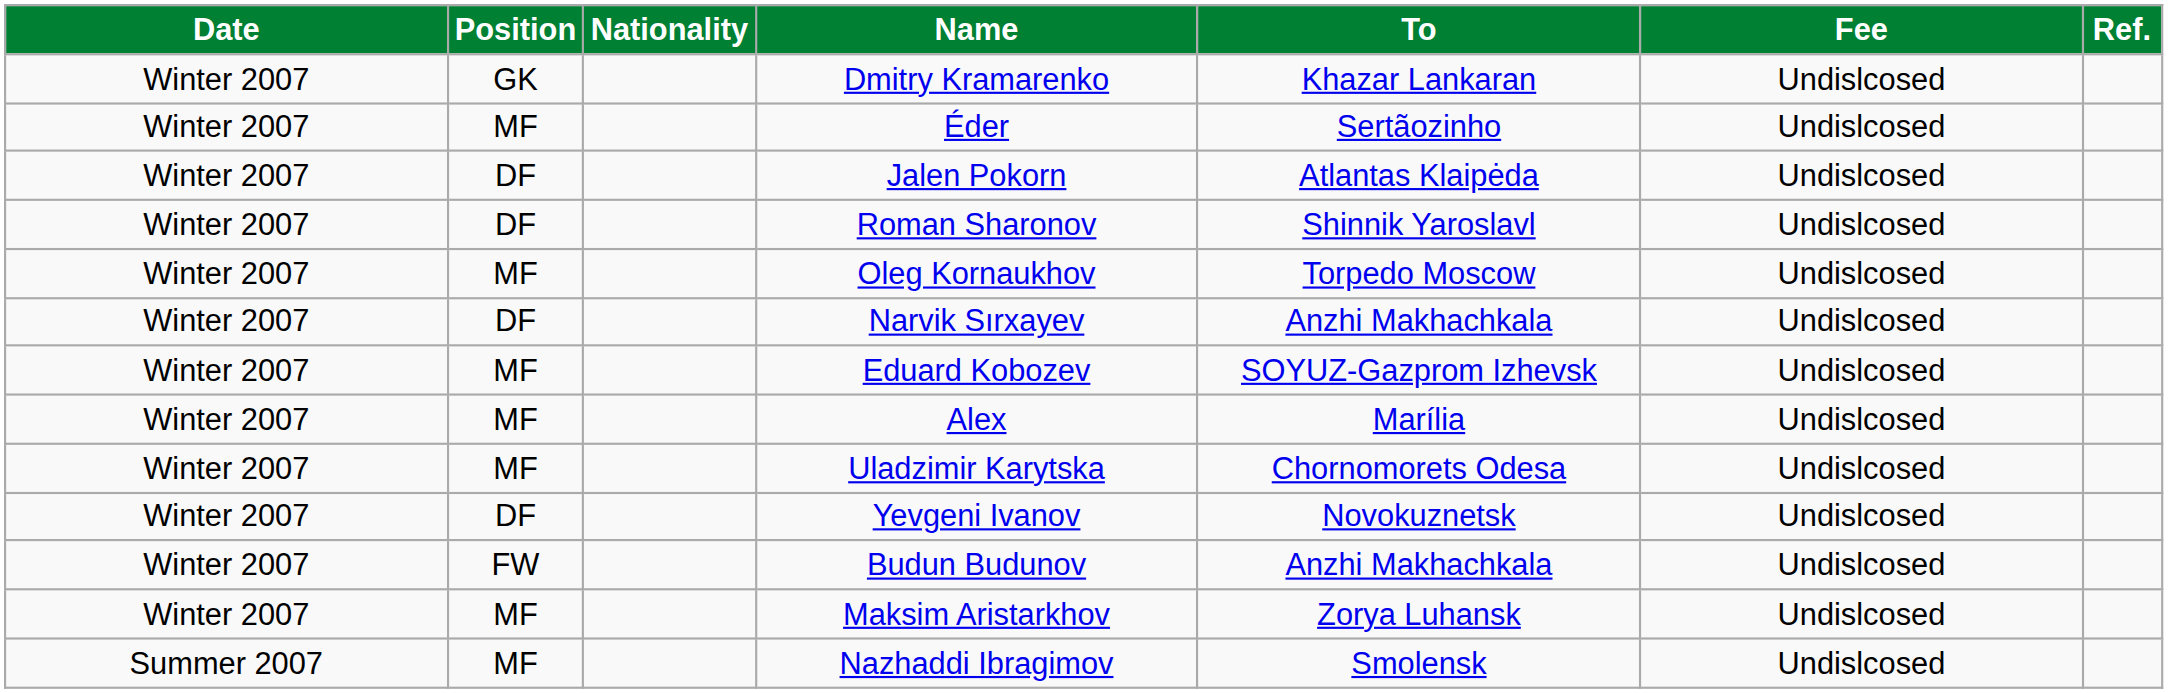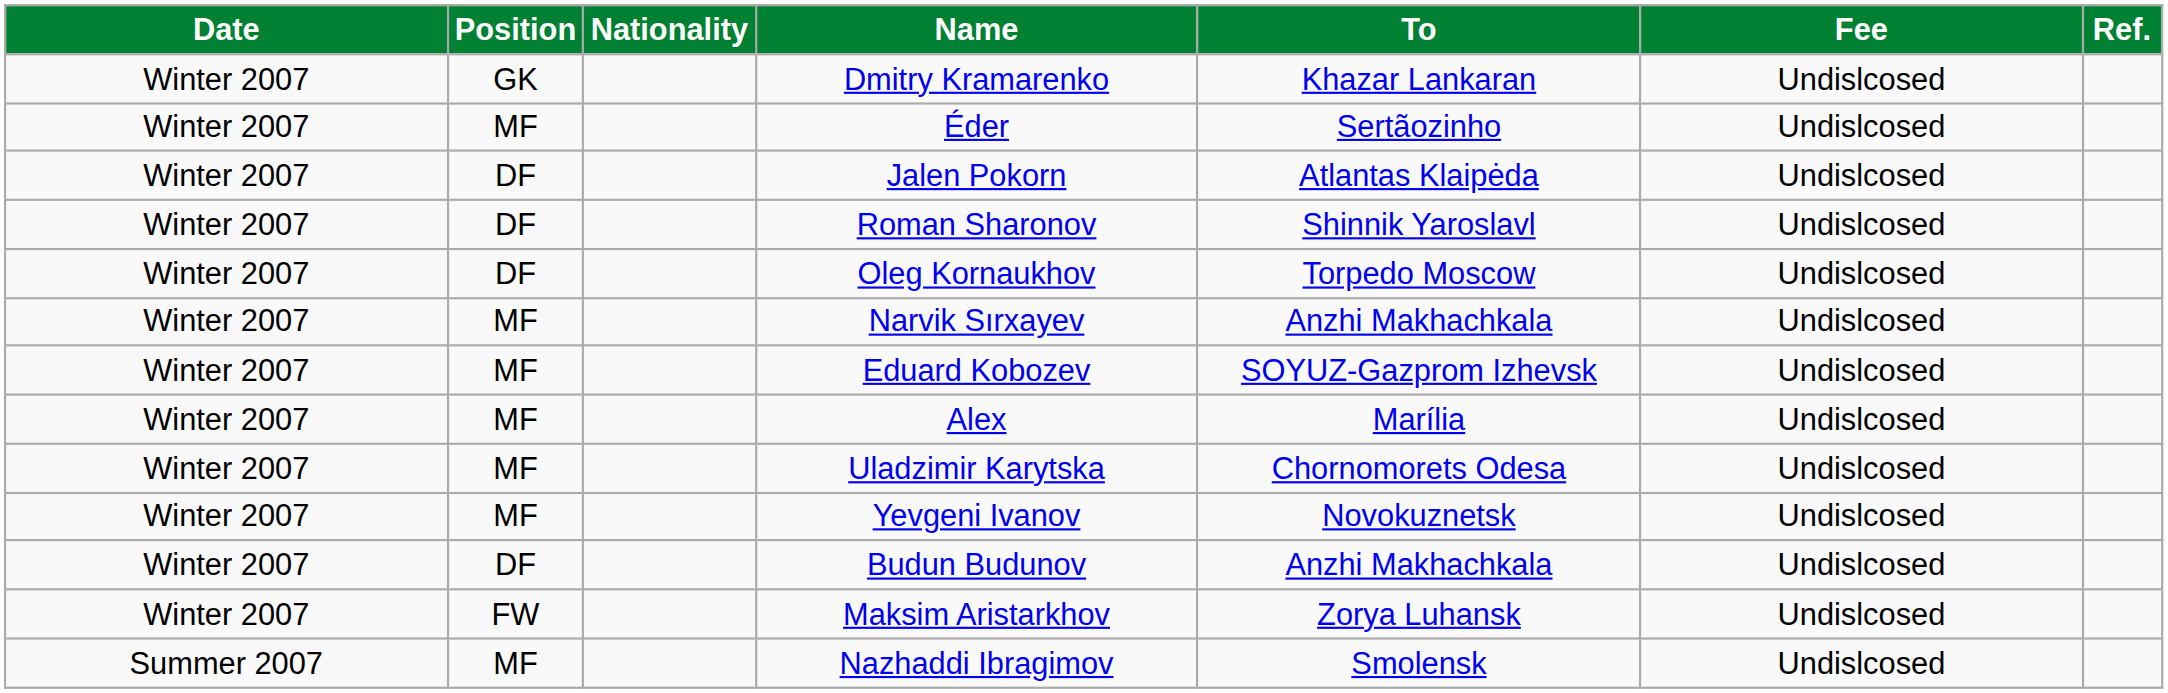(515, 273) MF -> (515, 273) DF
(515, 322) DF -> (515, 322) MF
(515, 517) DF -> (515, 517) MF
(515, 565) FW -> (515, 565) DF
(515, 614) MF -> (515, 614) FW
